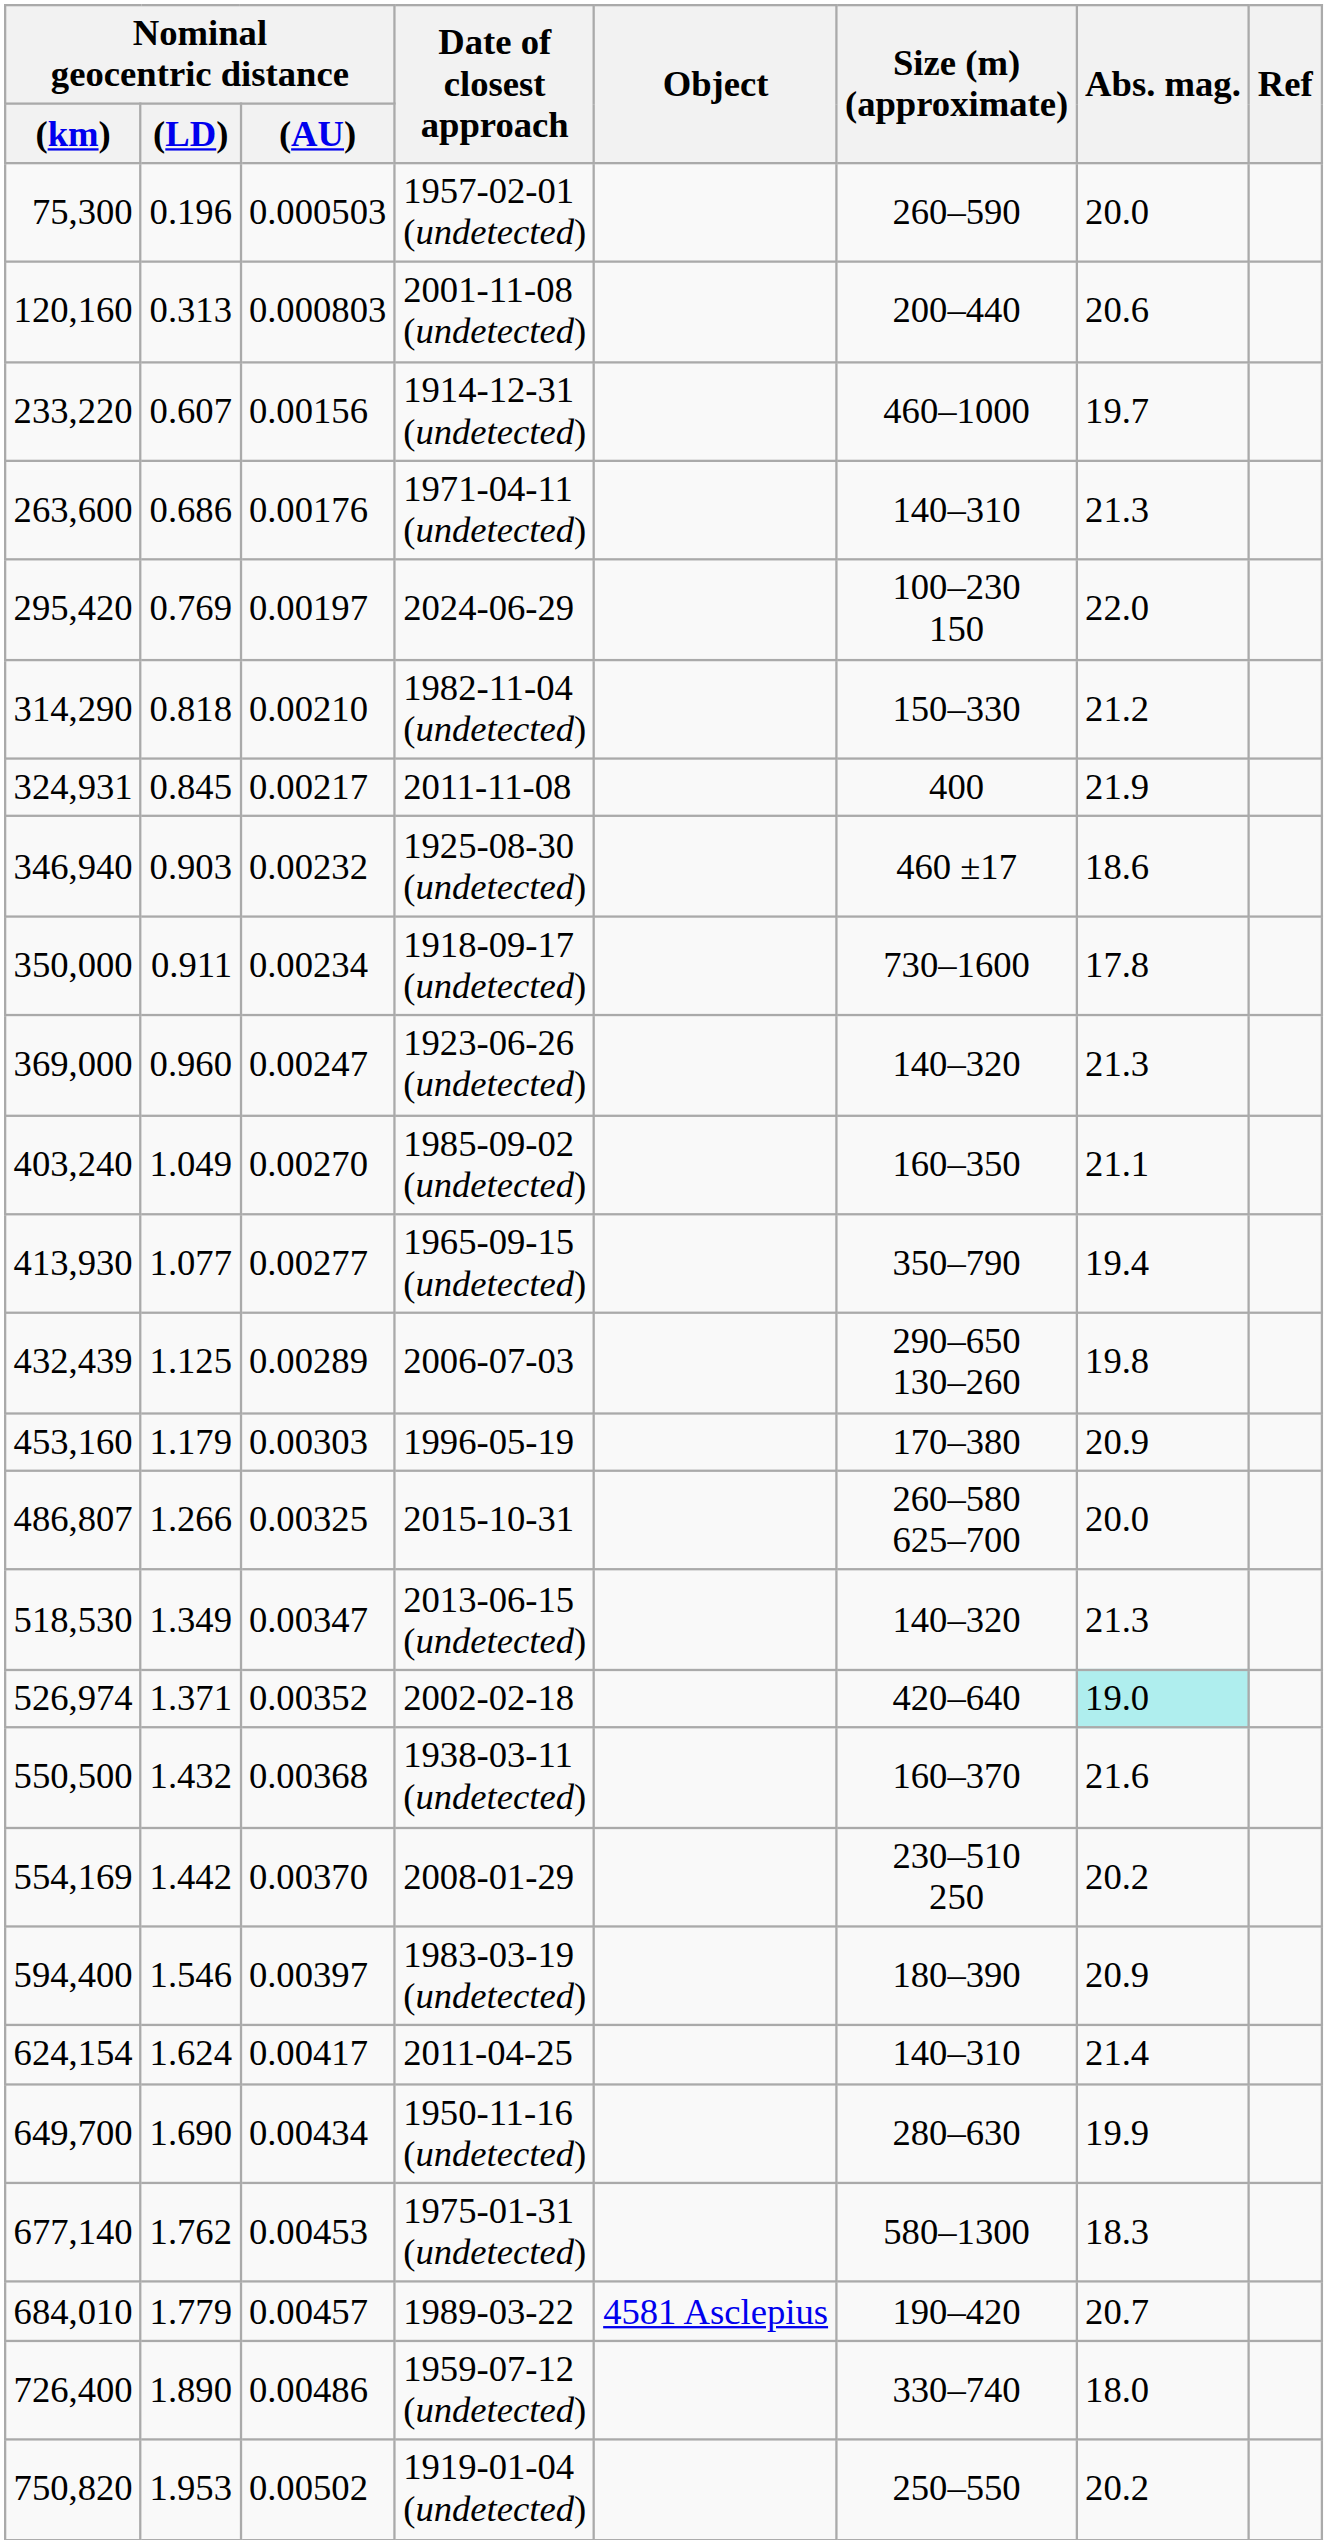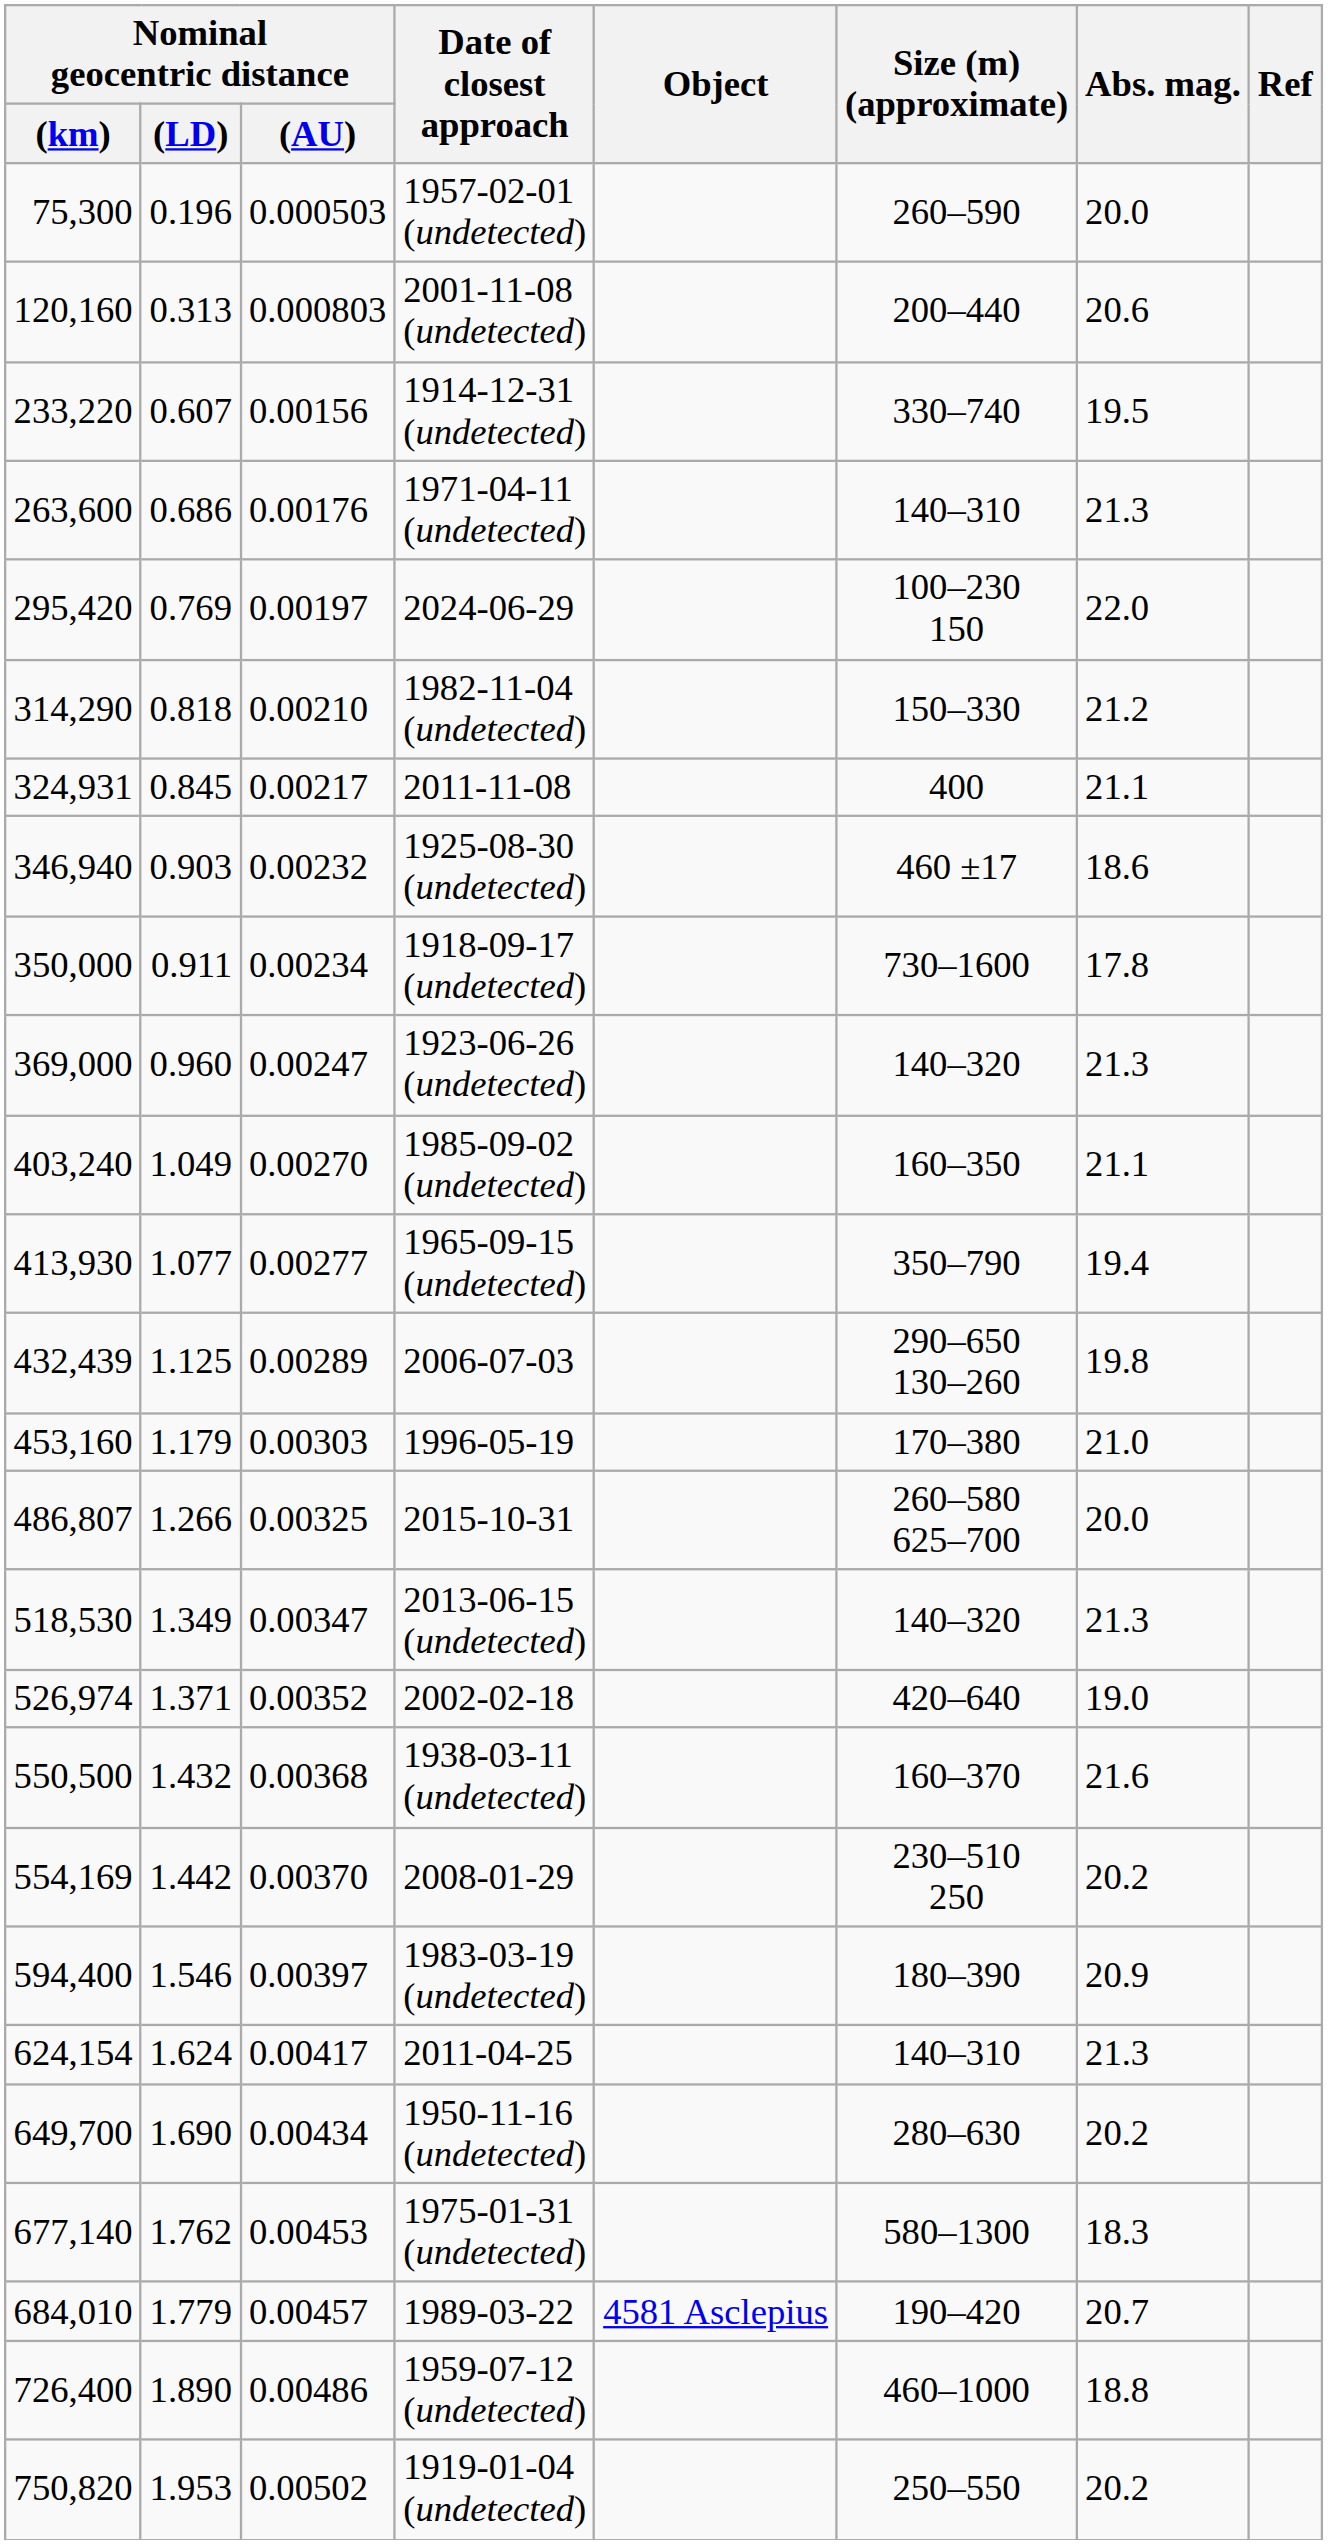(957, 410) 460–1000 -> (957, 410) 330–740
(1117, 410) 19.7 -> (1117, 410) 19.5
(1117, 786) 21.9 -> (1117, 786) 21.1
(1117, 1441) 20.9 -> (1117, 1441) 21.0
(1117, 1697) paleturquoise background -> (1117, 1697) no background
(1117, 2053) 21.4 -> (1117, 2053) 21.3
(1117, 2132) 19.9 -> (1117, 2132) 20.2
(957, 2389) 330–740 -> (957, 2389) 460–1000
(1117, 2389) 18.0 -> (1117, 2389) 18.8
